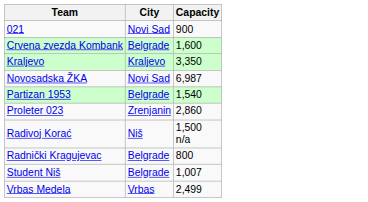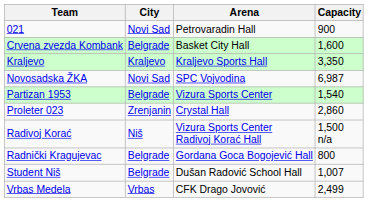+ column: (244, 12)
